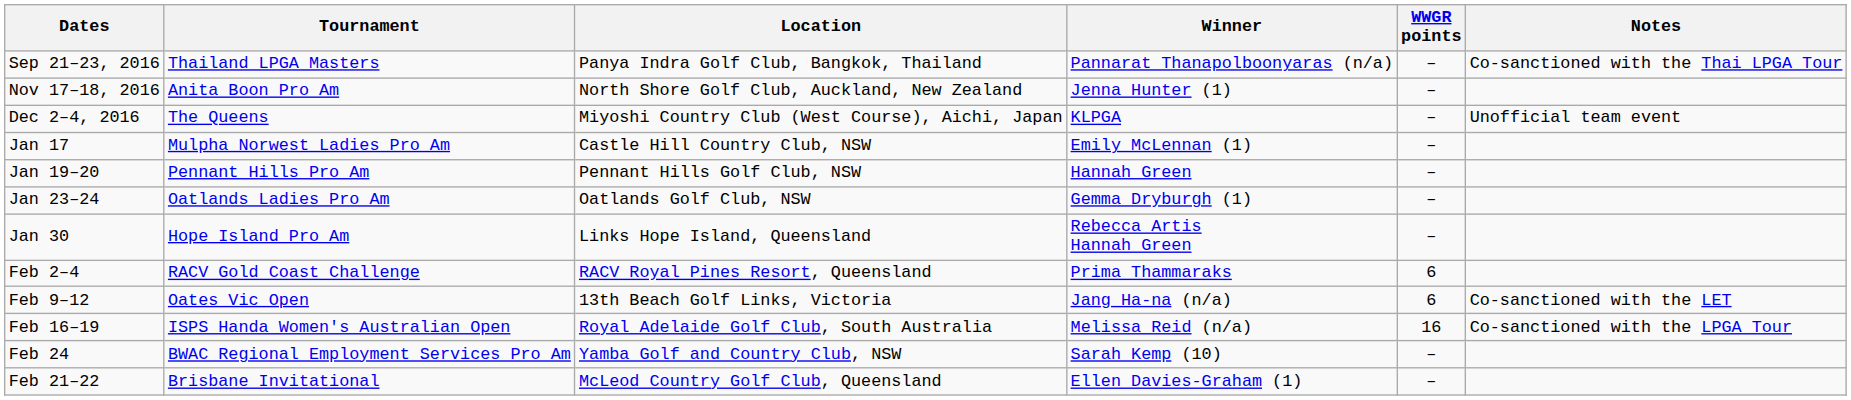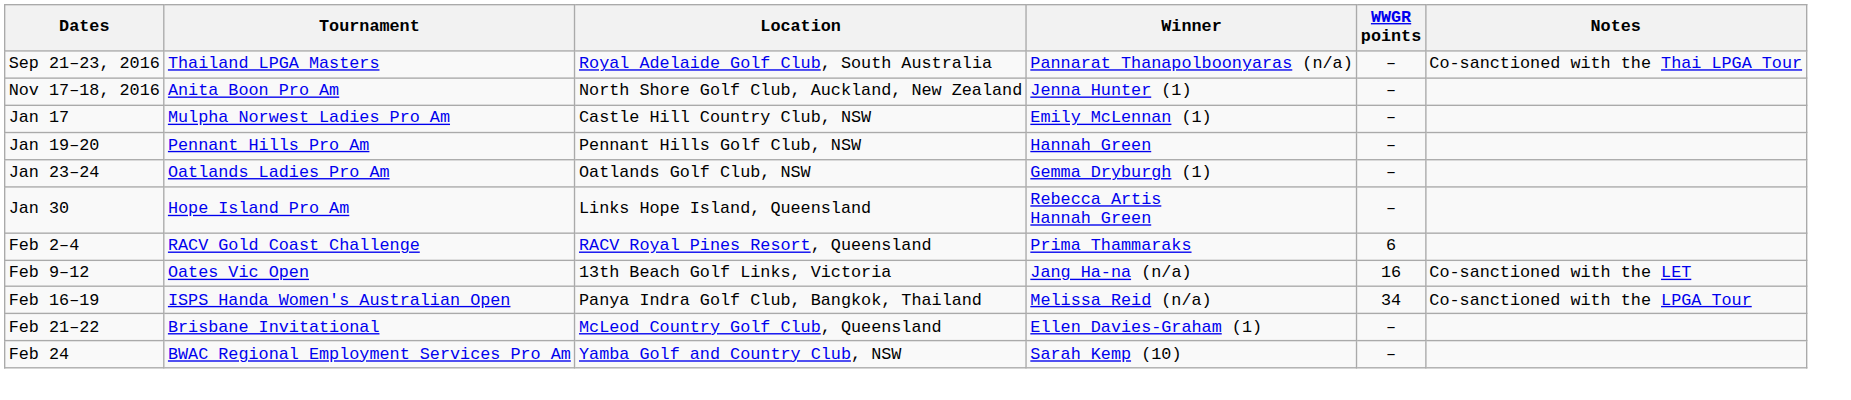(780, 65) Panya Indra Golf Club, Bangkok, Thailand -> (786, 65) Royal Adelaide Golf Club, South Australia
- row: (74, 119)
(1431, 301) 6 -> (1391, 274) 16
(786, 328) Royal Adelaide Golf Club, South Australia -> (780, 301) Panya Indra Golf Club, Bangkok, Thailand
(1431, 328) 16 -> (1391, 301) 34
rows swapped: (54, 382) <-> (39, 355)
